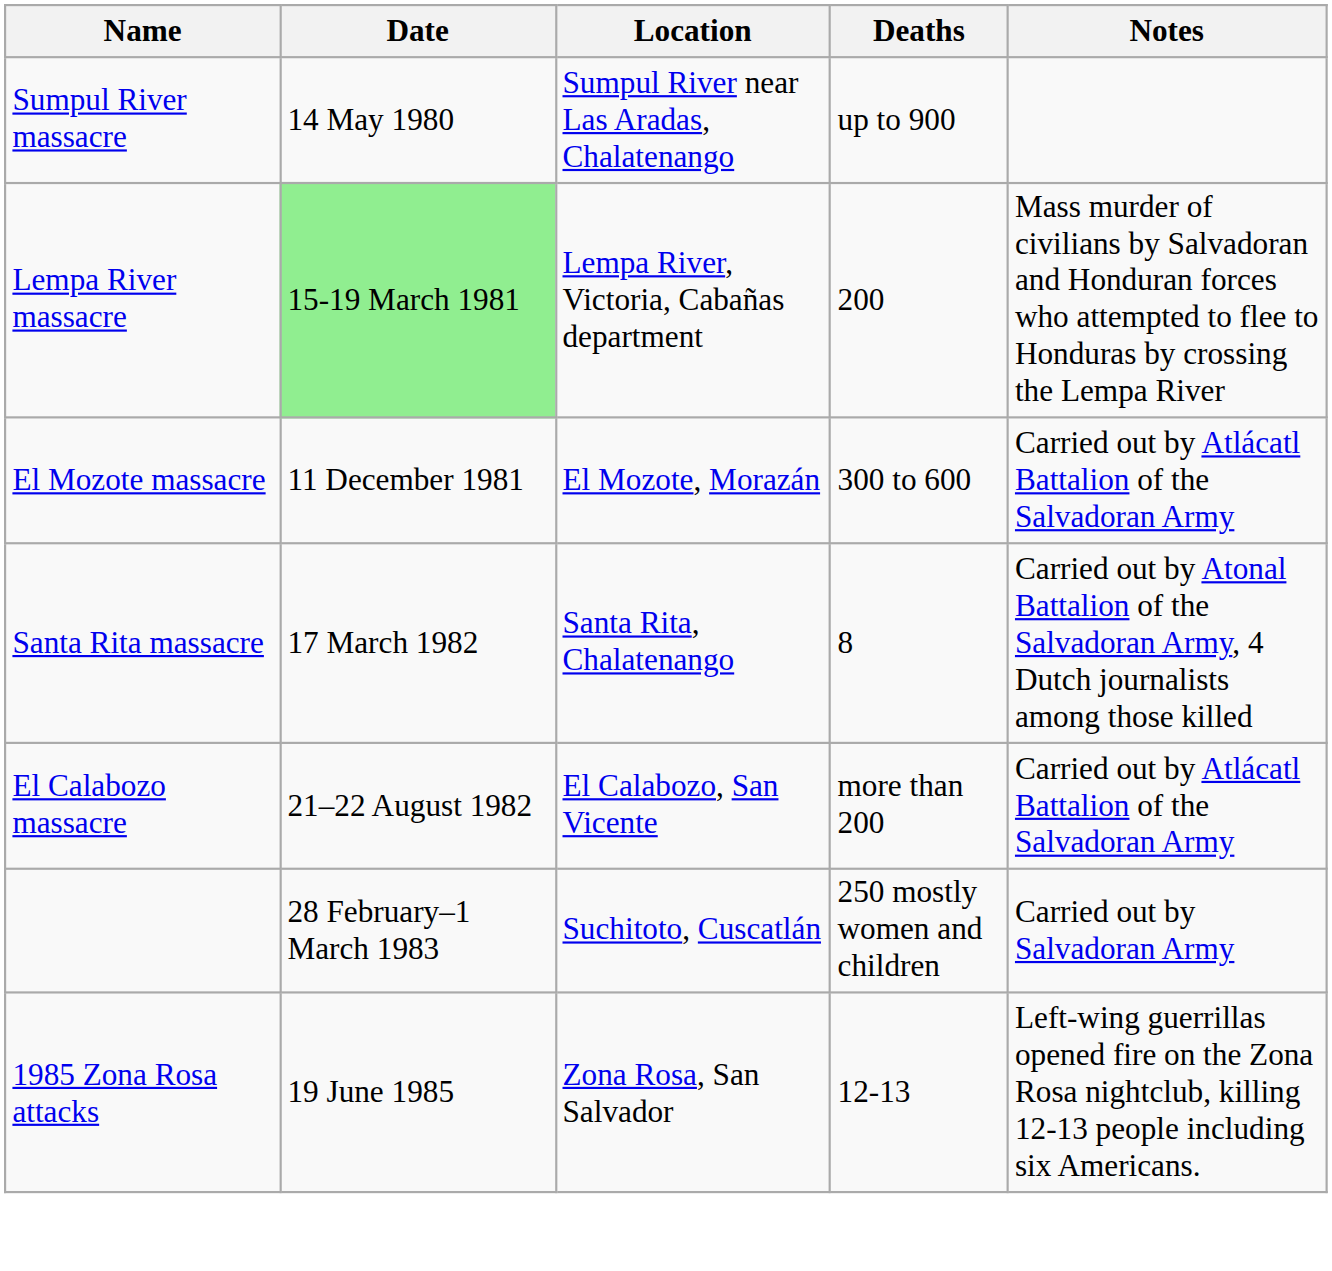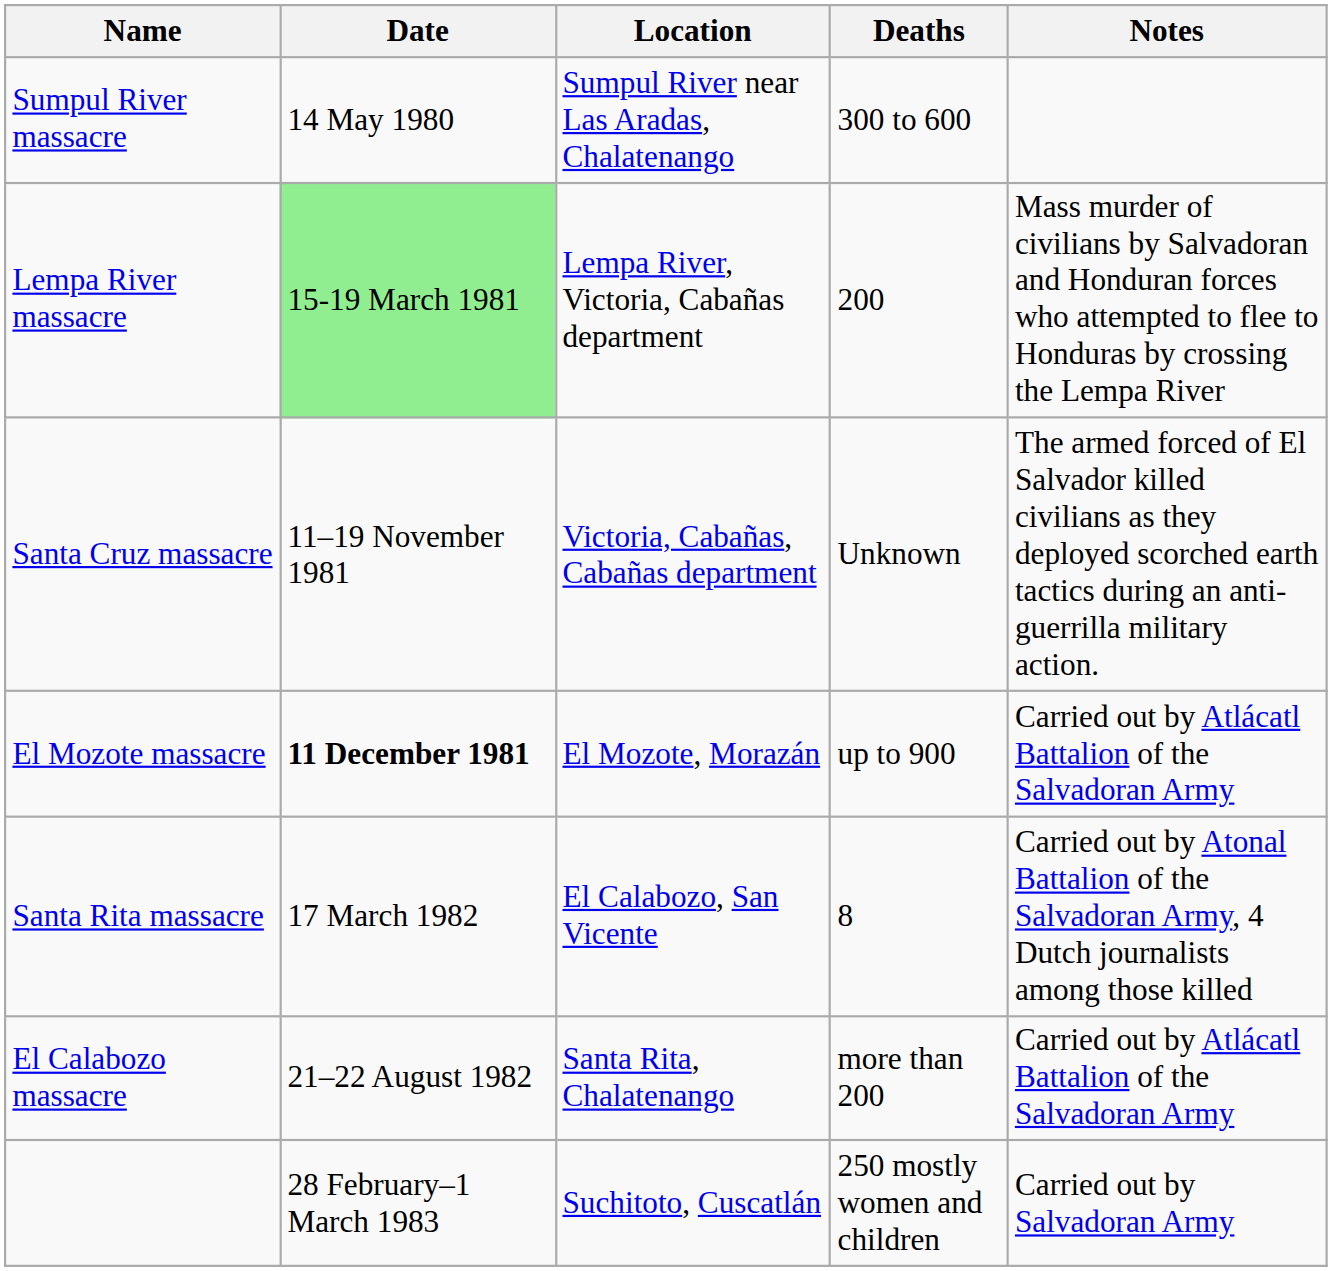(897, 119) up to 900 -> (904, 119) 300 to 600
+ row: (142, 554)
(406, 480) normal -> (409, 753) bold
(904, 480) 300 to 600 -> (897, 753) up to 900
(648, 642) Santa Rita, Chalatenango -> (670, 915) El Calabozo, San Vicente
(670, 804) El Calabozo, San Vicente -> (648, 1077) Santa Rita, Chalatenango
- row: (115, 1092)
